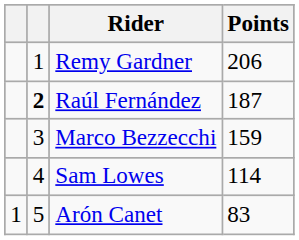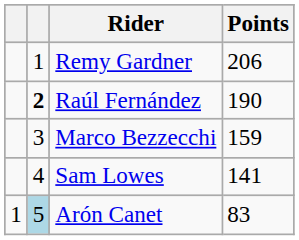(245, 99) 187 -> (245, 99) 190
(244, 175) 114 -> (245, 175) 141
(39, 213) no background -> (39, 213) lightblue background
